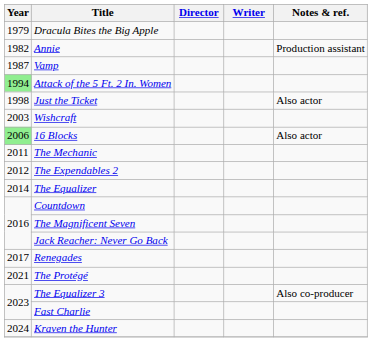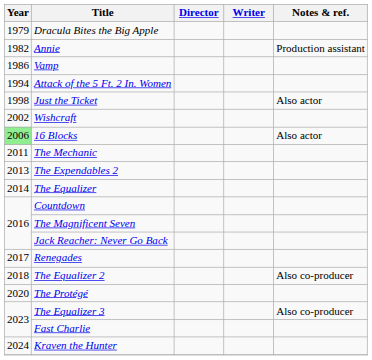(18, 65) 1987 -> (18, 65) 1986
(18, 83) lightgreen background -> (18, 83) no background
(18, 118) 2003 -> (18, 118) 2002
(18, 170) 2012 -> (18, 170) 2013
+ row: (69, 275)
(18, 275) 2021 -> (18, 293) 2020
